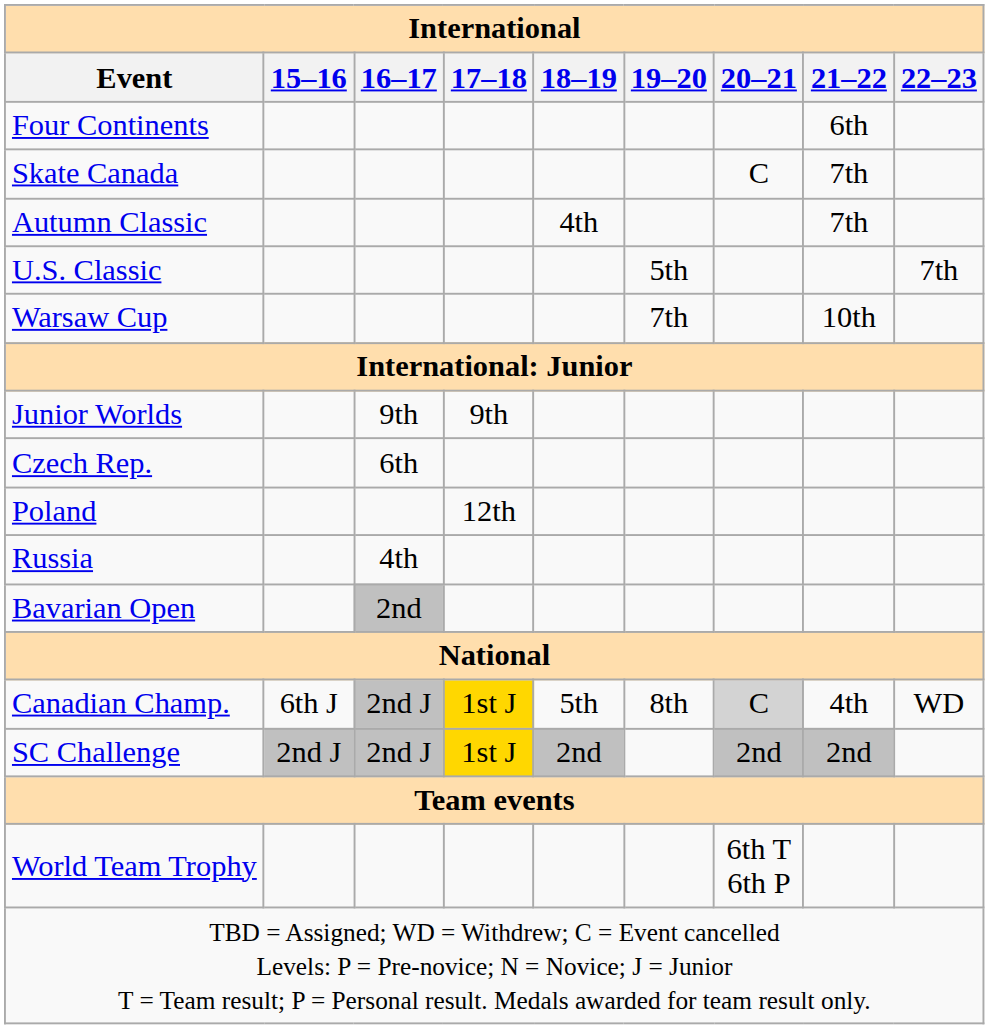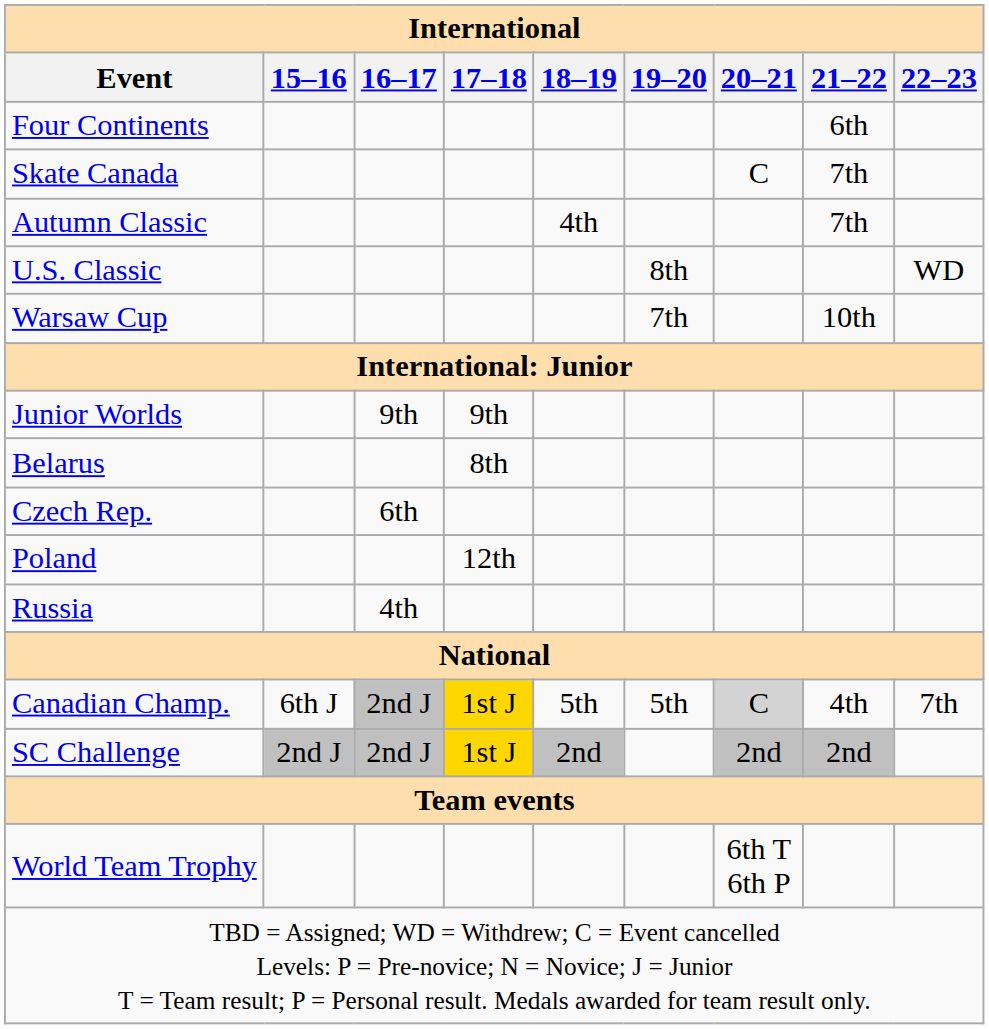(669, 269) 5th -> (669, 269) 8th
(939, 269) 7th -> (939, 269) WD
+ row: (58, 462)
- row: (104, 607)
(669, 703) 8th -> (669, 703) 5th
(939, 703) WD -> (939, 703) 7th
